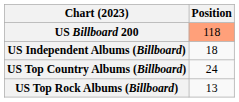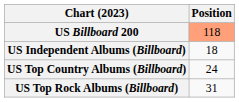(212, 87) 13 -> (212, 87) 31
